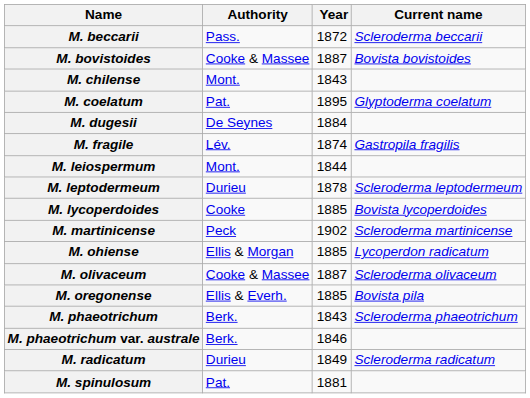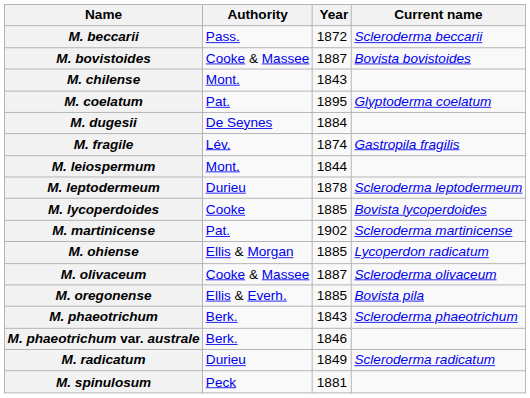(221, 230) Peck -> (218, 230) Pat.
(218, 381) Pat. -> (221, 381) Peck
